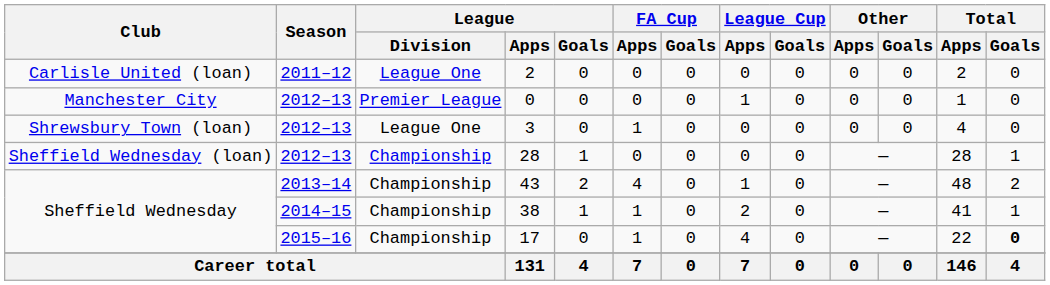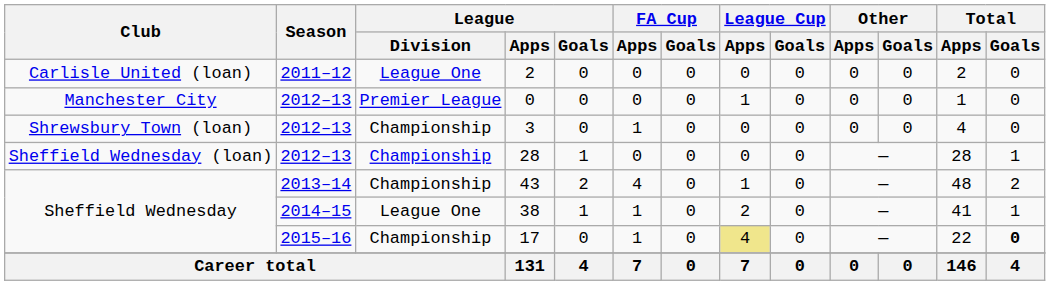(430, 129) League One -> (430, 129) Championship
(430, 211) Championship -> (430, 211) League One
(745, 239) no background -> (745, 239) khaki background
